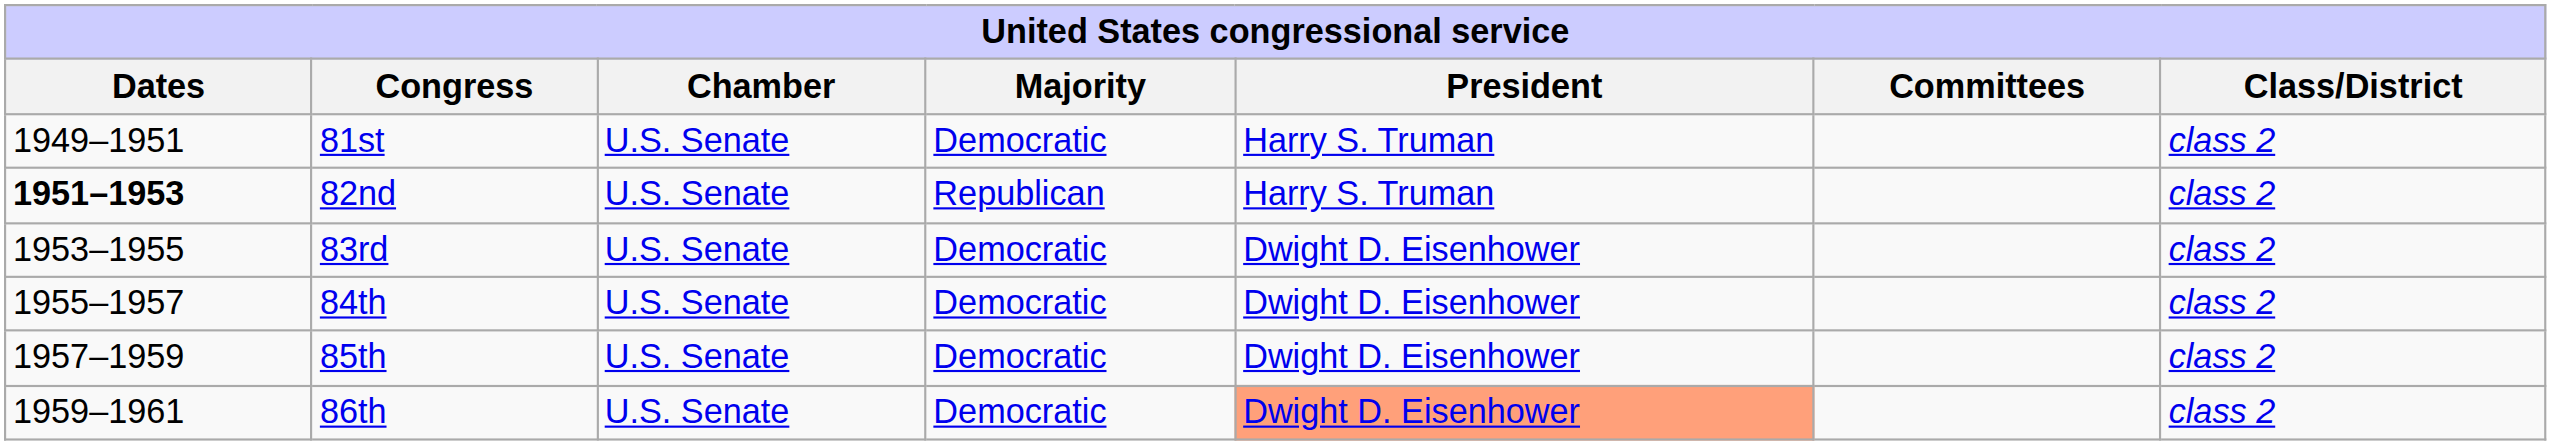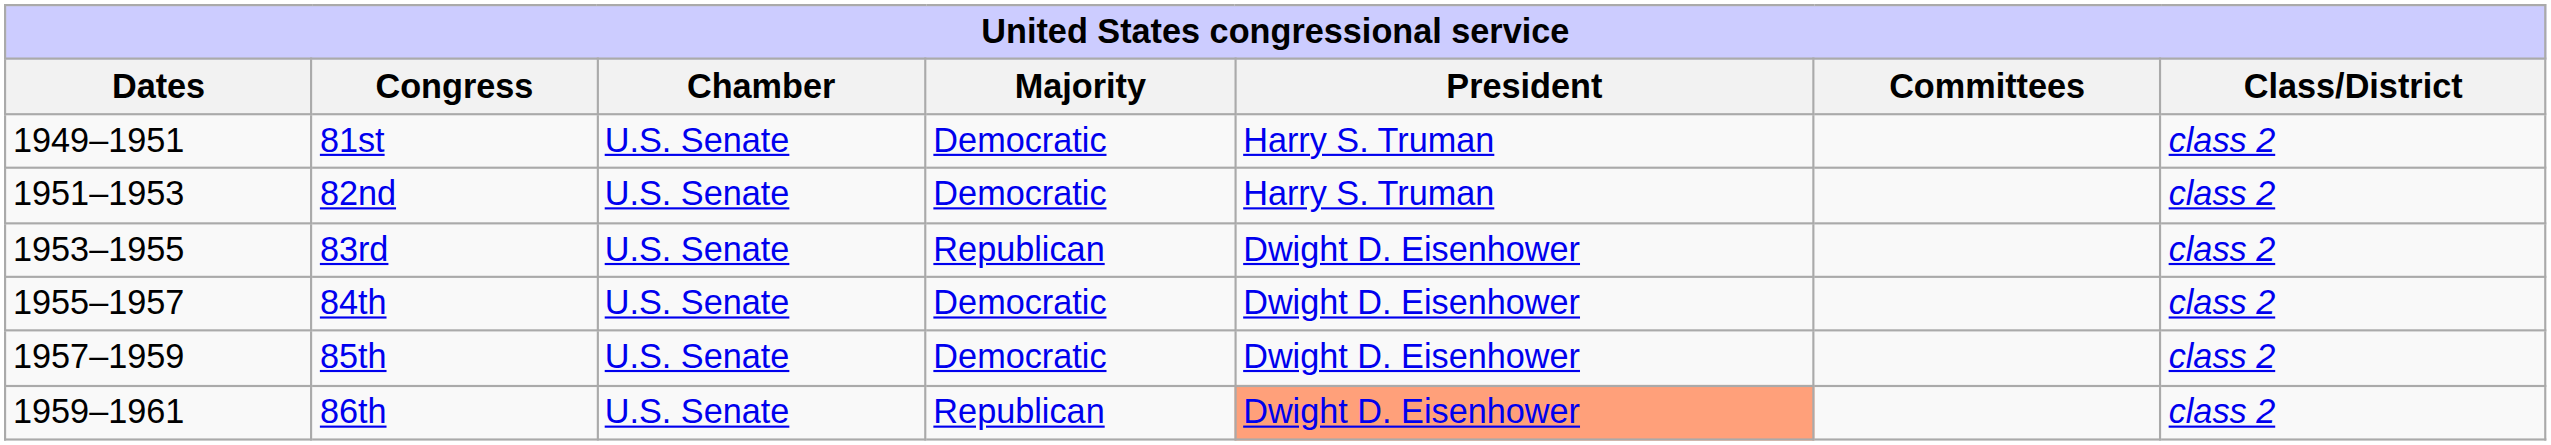(99, 194) bold -> (99, 194) normal
(1019, 194) Republican -> (1020, 194) Democratic
(1020, 248) Democratic -> (1019, 248) Republican
(1020, 411) Democratic -> (1019, 411) Republican
